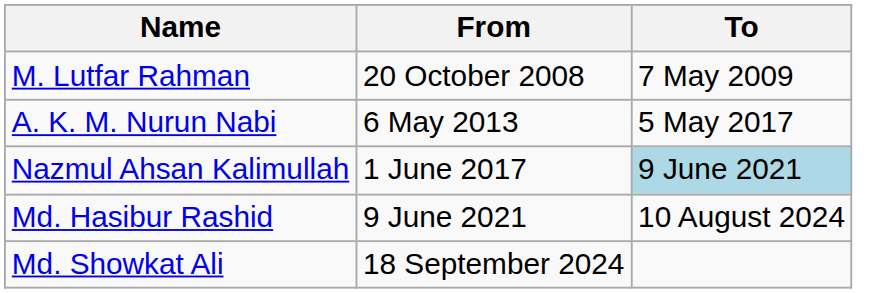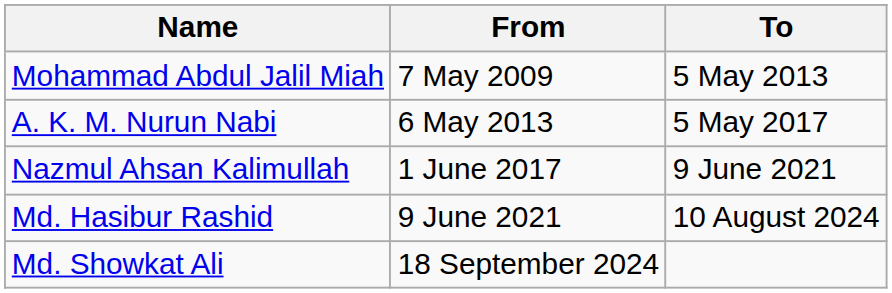- row: (131, 75)
+ row: (198, 75)
(720, 169) lightblue background -> (755, 169) no background
